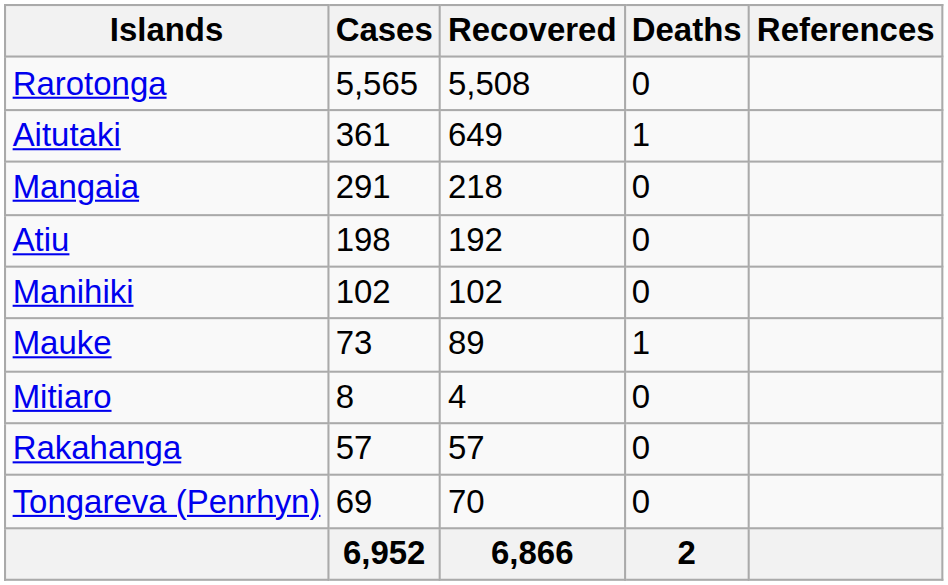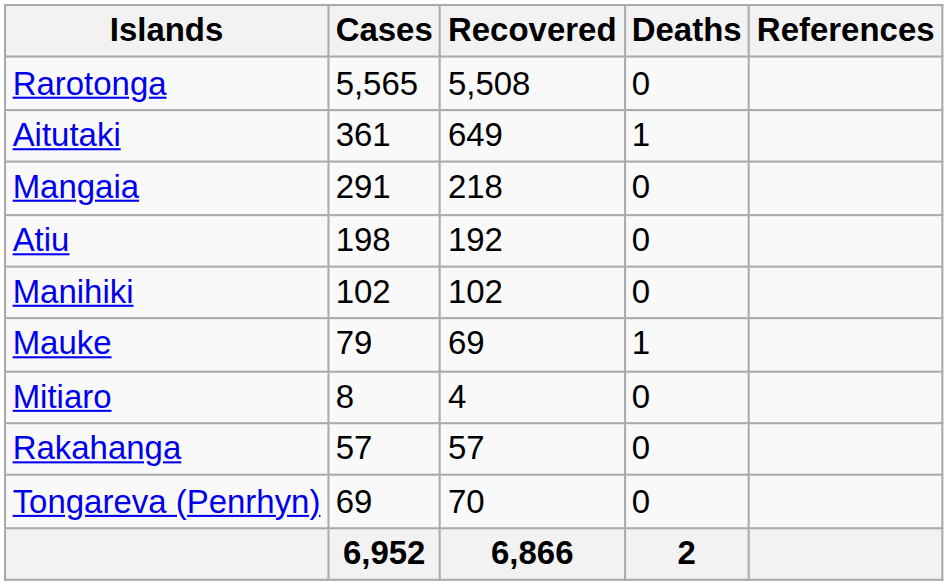(354, 344) 73 -> (354, 344) 79
(466, 344) 89 -> (466, 344) 69
